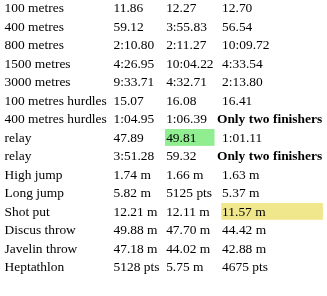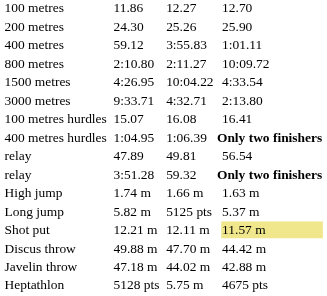+ row: (34, 26)
(237, 26) 56.54 -> (242, 45) 1:01.11
(181, 137) lightgreen background -> (181, 156) no background
(242, 137) 1:01.11 -> (237, 156) 56.54
